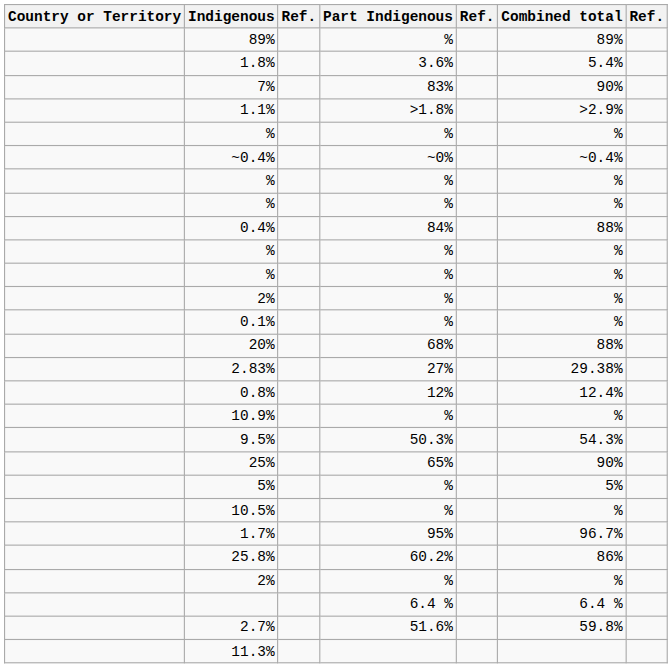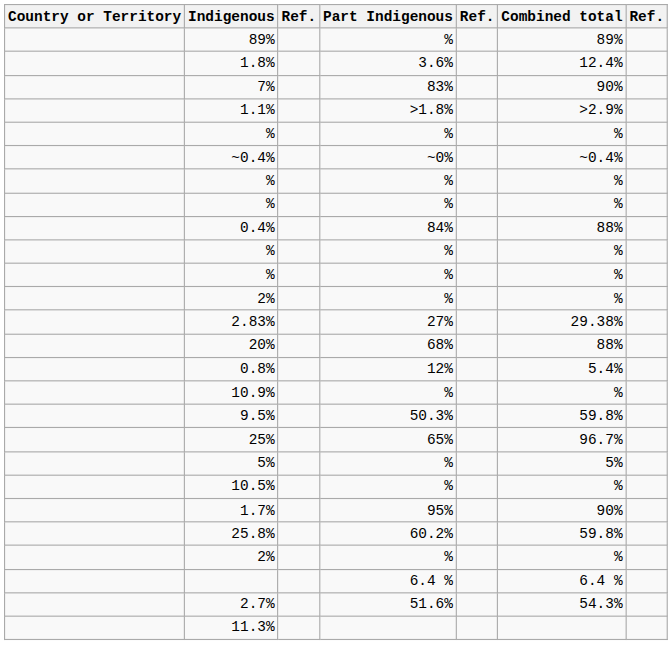(605, 63) 5.4% -> (601, 63) 12.4%
- row: (257, 322)
rows swapped: (253, 369) <-> (262, 346)
(601, 393) 12.4% -> (605, 369) 5.4%
(601, 440) 54.3% -> (601, 416) 59.8%
(610, 463) 90% -> (601, 440) 96.7%
(601, 534) 96.7% -> (610, 510) 90%
(610, 557) 86% -> (601, 534) 59.8%
(601, 628) 59.8% -> (601, 604) 54.3%
